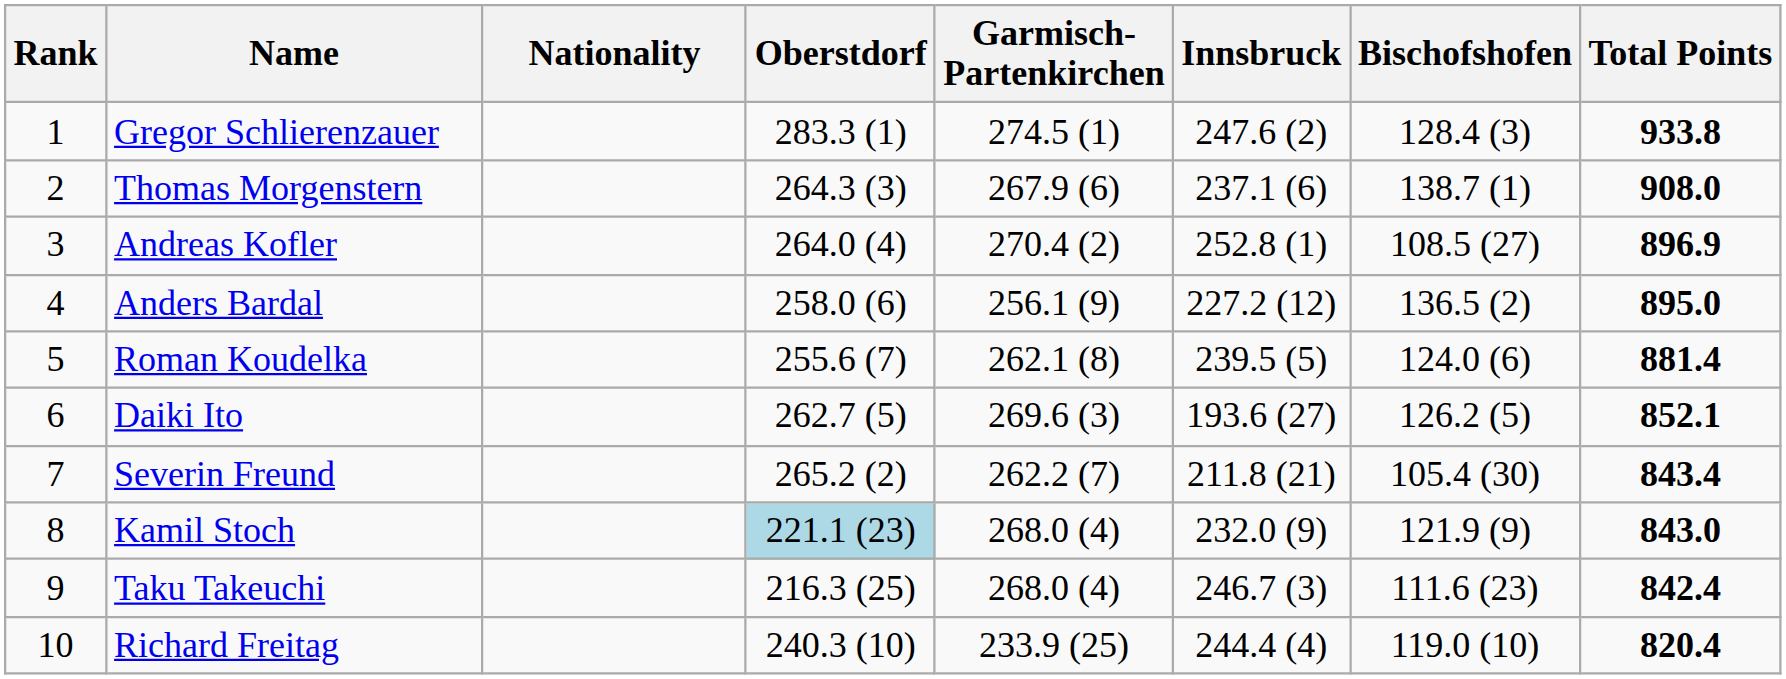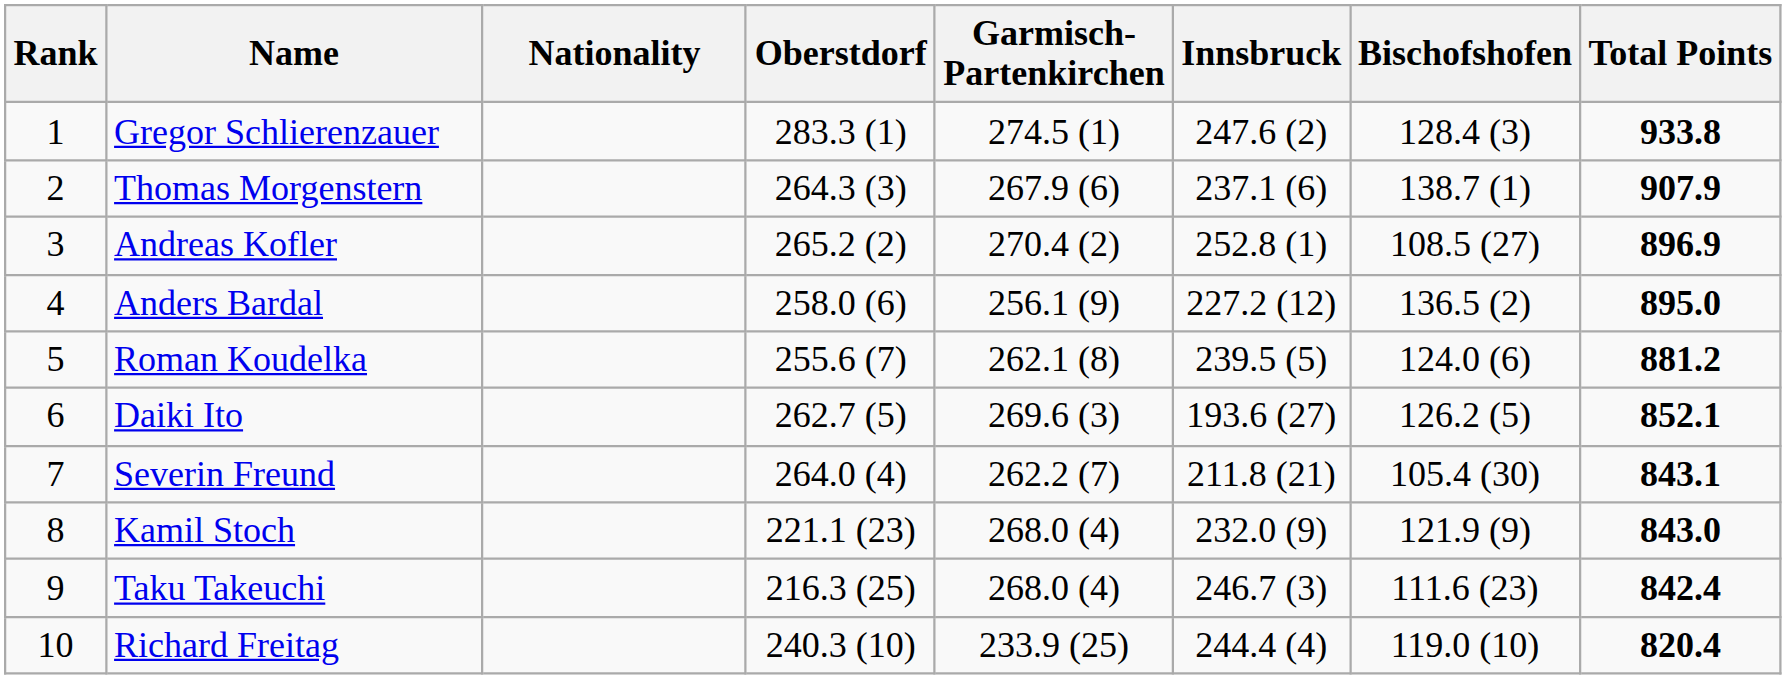(1680, 187) 908.0 -> (1680, 187) 907.9
(841, 244) 264.0 (4) -> (841, 244) 265.2 (2)
(1680, 359) 881.4 -> (1680, 359) 881.2
(841, 473) 265.2 (2) -> (841, 473) 264.0 (4)
(1680, 473) 843.4 -> (1680, 473) 843.1
(841, 530) lightblue background -> (841, 530) no background
